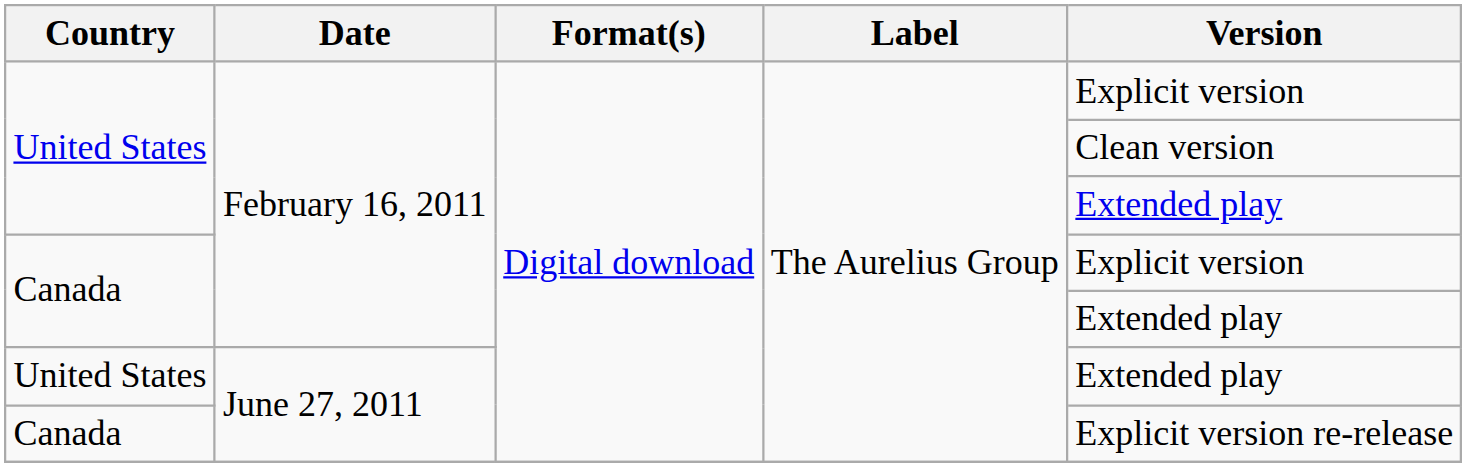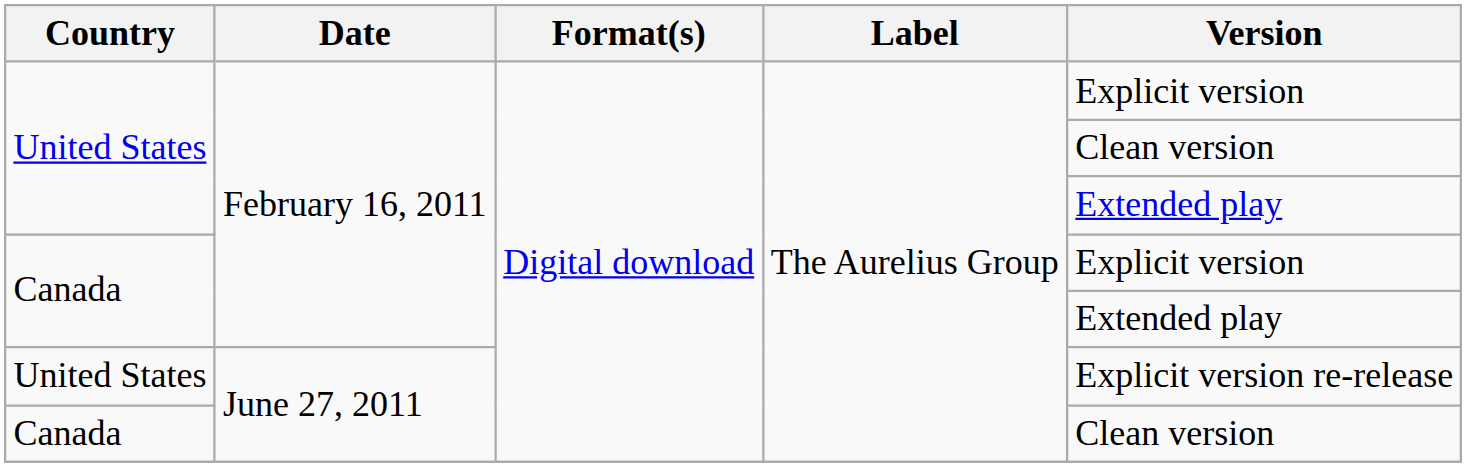(1179, 375) Extended play -> (1264, 375) Explicit version re-release
(1264, 432) Explicit version re-release -> (1175, 432) Clean version
